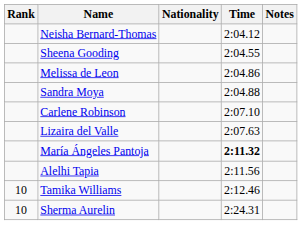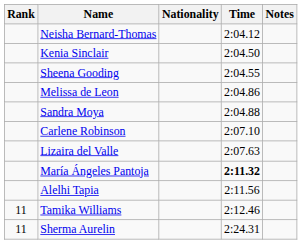+ row: (74, 53)
(21, 190) 10 -> (21, 209) 11
(21, 209) 10 -> (21, 229) 11
